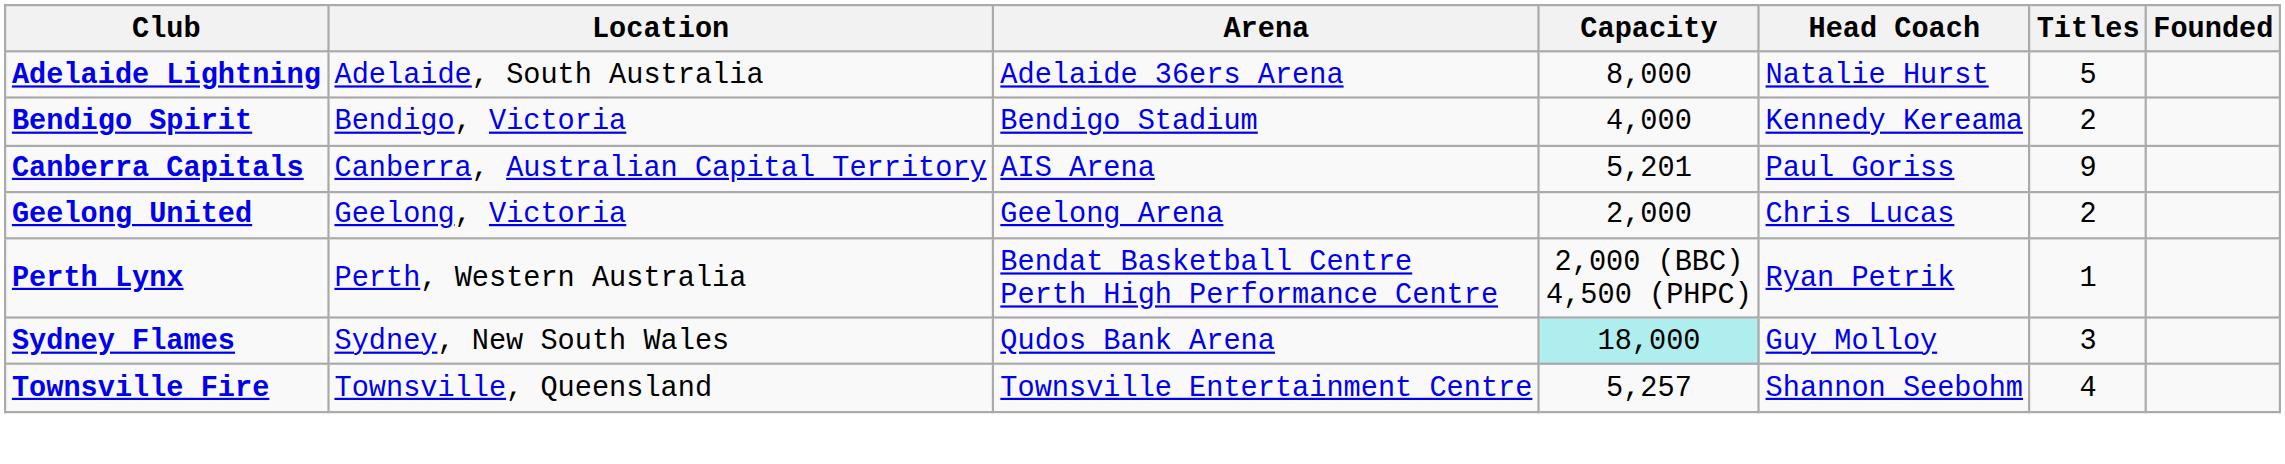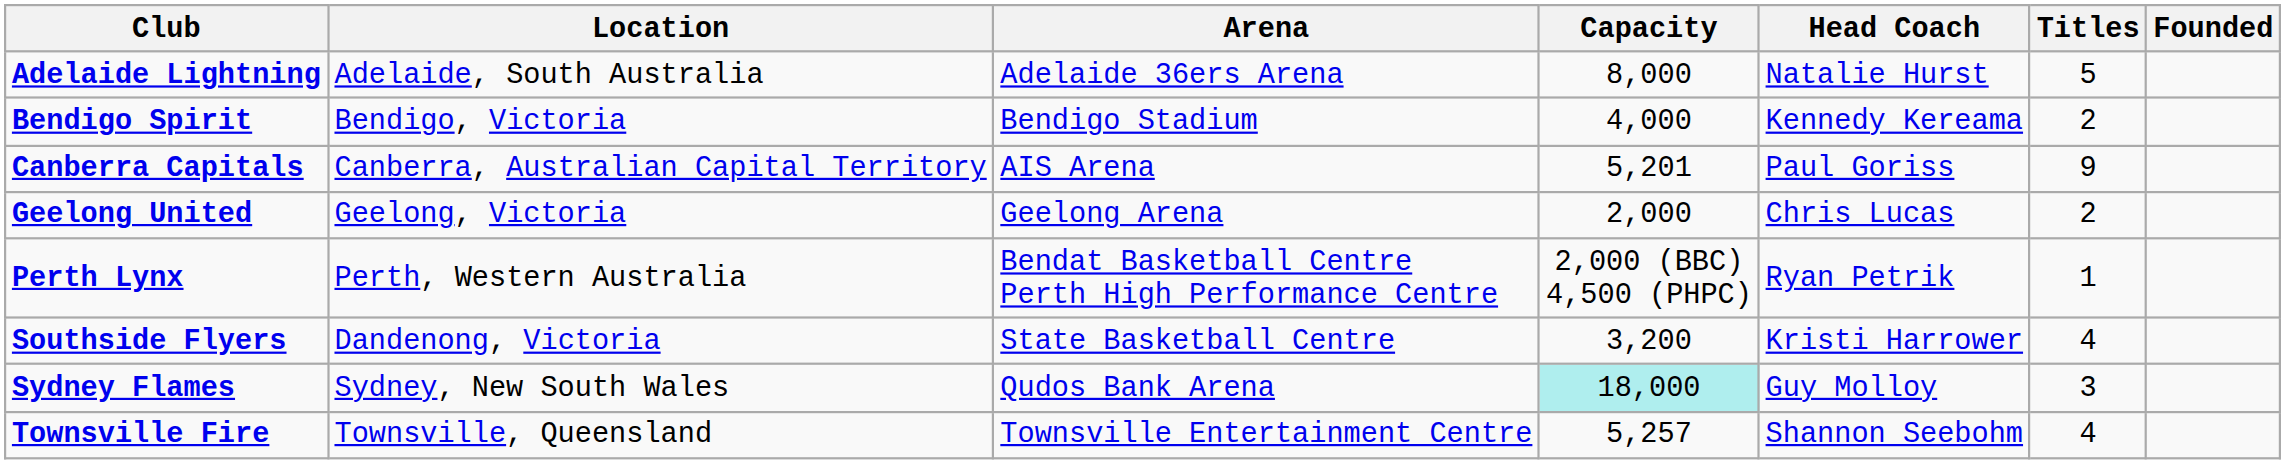+ row: (149, 341)
